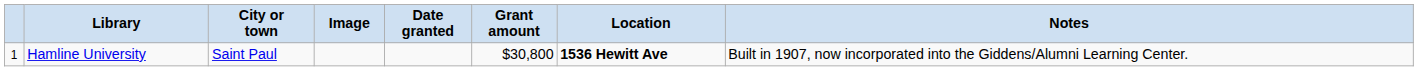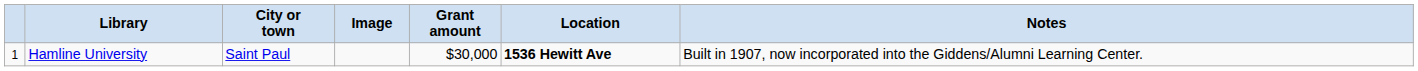- column: (428, 23)
(528, 54) $30,800 -> (472, 54) $30,000
